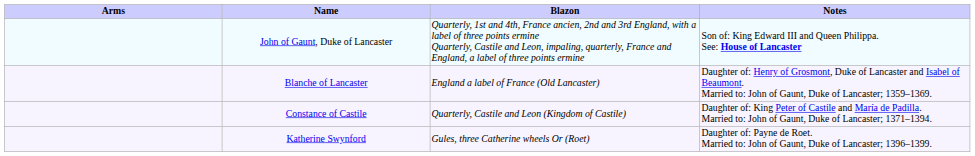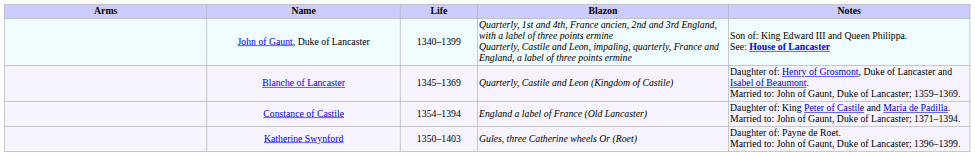+ column: (439, 11)
(516, 83) England a label of France (Old Lancaster) -> (576, 83) Quarterly, Castile and Leon (Kingdom of Castile)
(529, 113) Quarterly, Castile and Leon (Kingdom of Castile) -> (563, 113) England a label of France (Old Lancaster)
